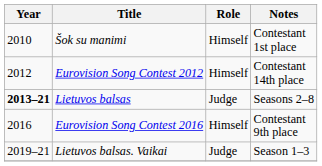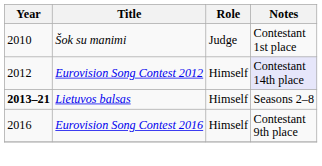(228, 40) Himself -> (223, 40) Judge
(280, 73) no background -> (280, 73) lavender background
(223, 99) Judge -> (228, 99) Himself
- row: (111, 151)
